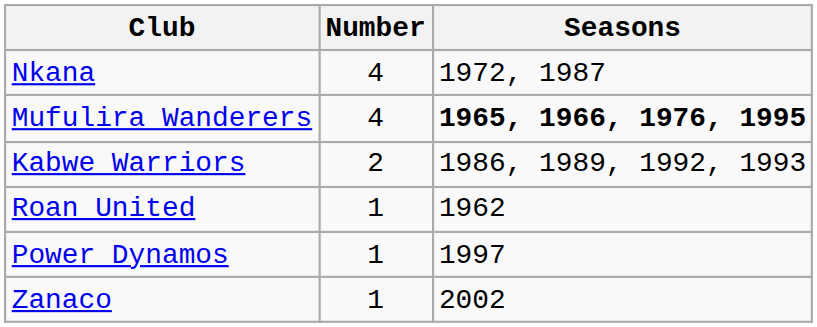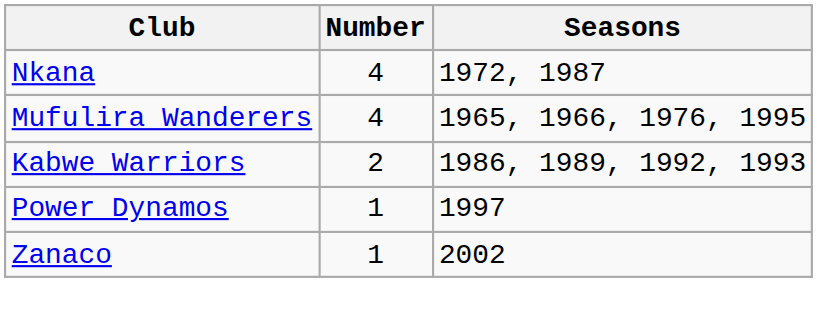(623, 118) bold -> (623, 118) normal
- row: (104, 209)
